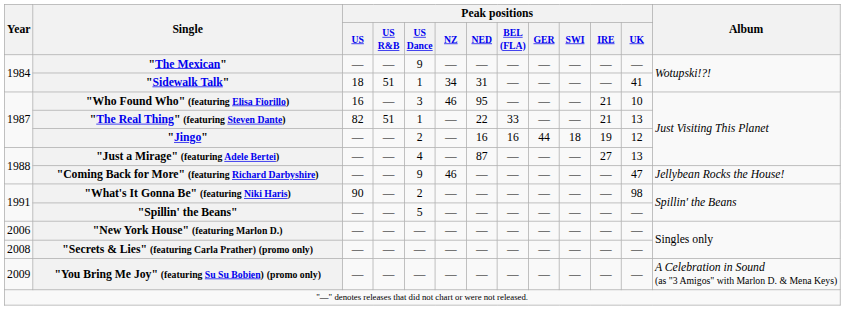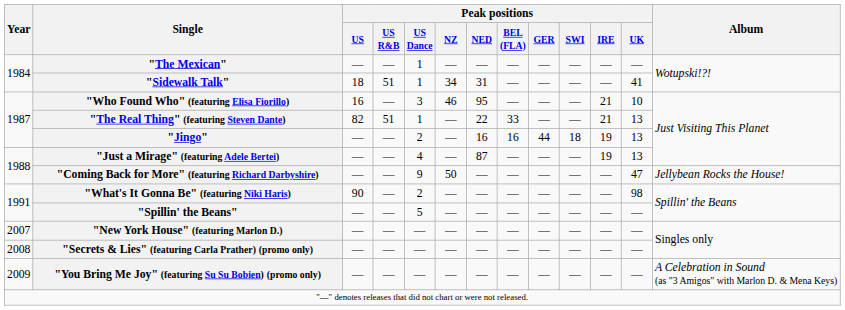(420, 63) 9 -> (420, 63) 1
(637, 138) 12 -> (637, 138) 13
(606, 156) 27 -> (606, 156) 19
(451, 175) 46 -> (451, 175) 50
(19, 230) 2006 -> (19, 230) 2007
